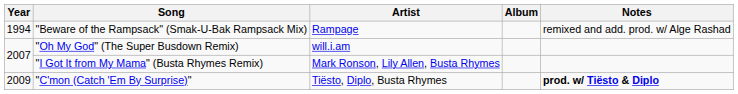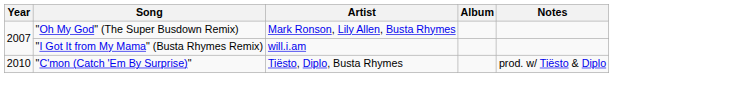- row: (171, 30)
(331, 47) will.i.am -> (362, 30) Mark Ronson, Lily Allen, Busta Rhymes
(406, 64) Mark Ronson, Lily Allen, Busta Rhymes -> (287, 47) will.i.am
(19, 81) 2009 -> (19, 64) 2010
(601, 81) bold -> (553, 64) normal
